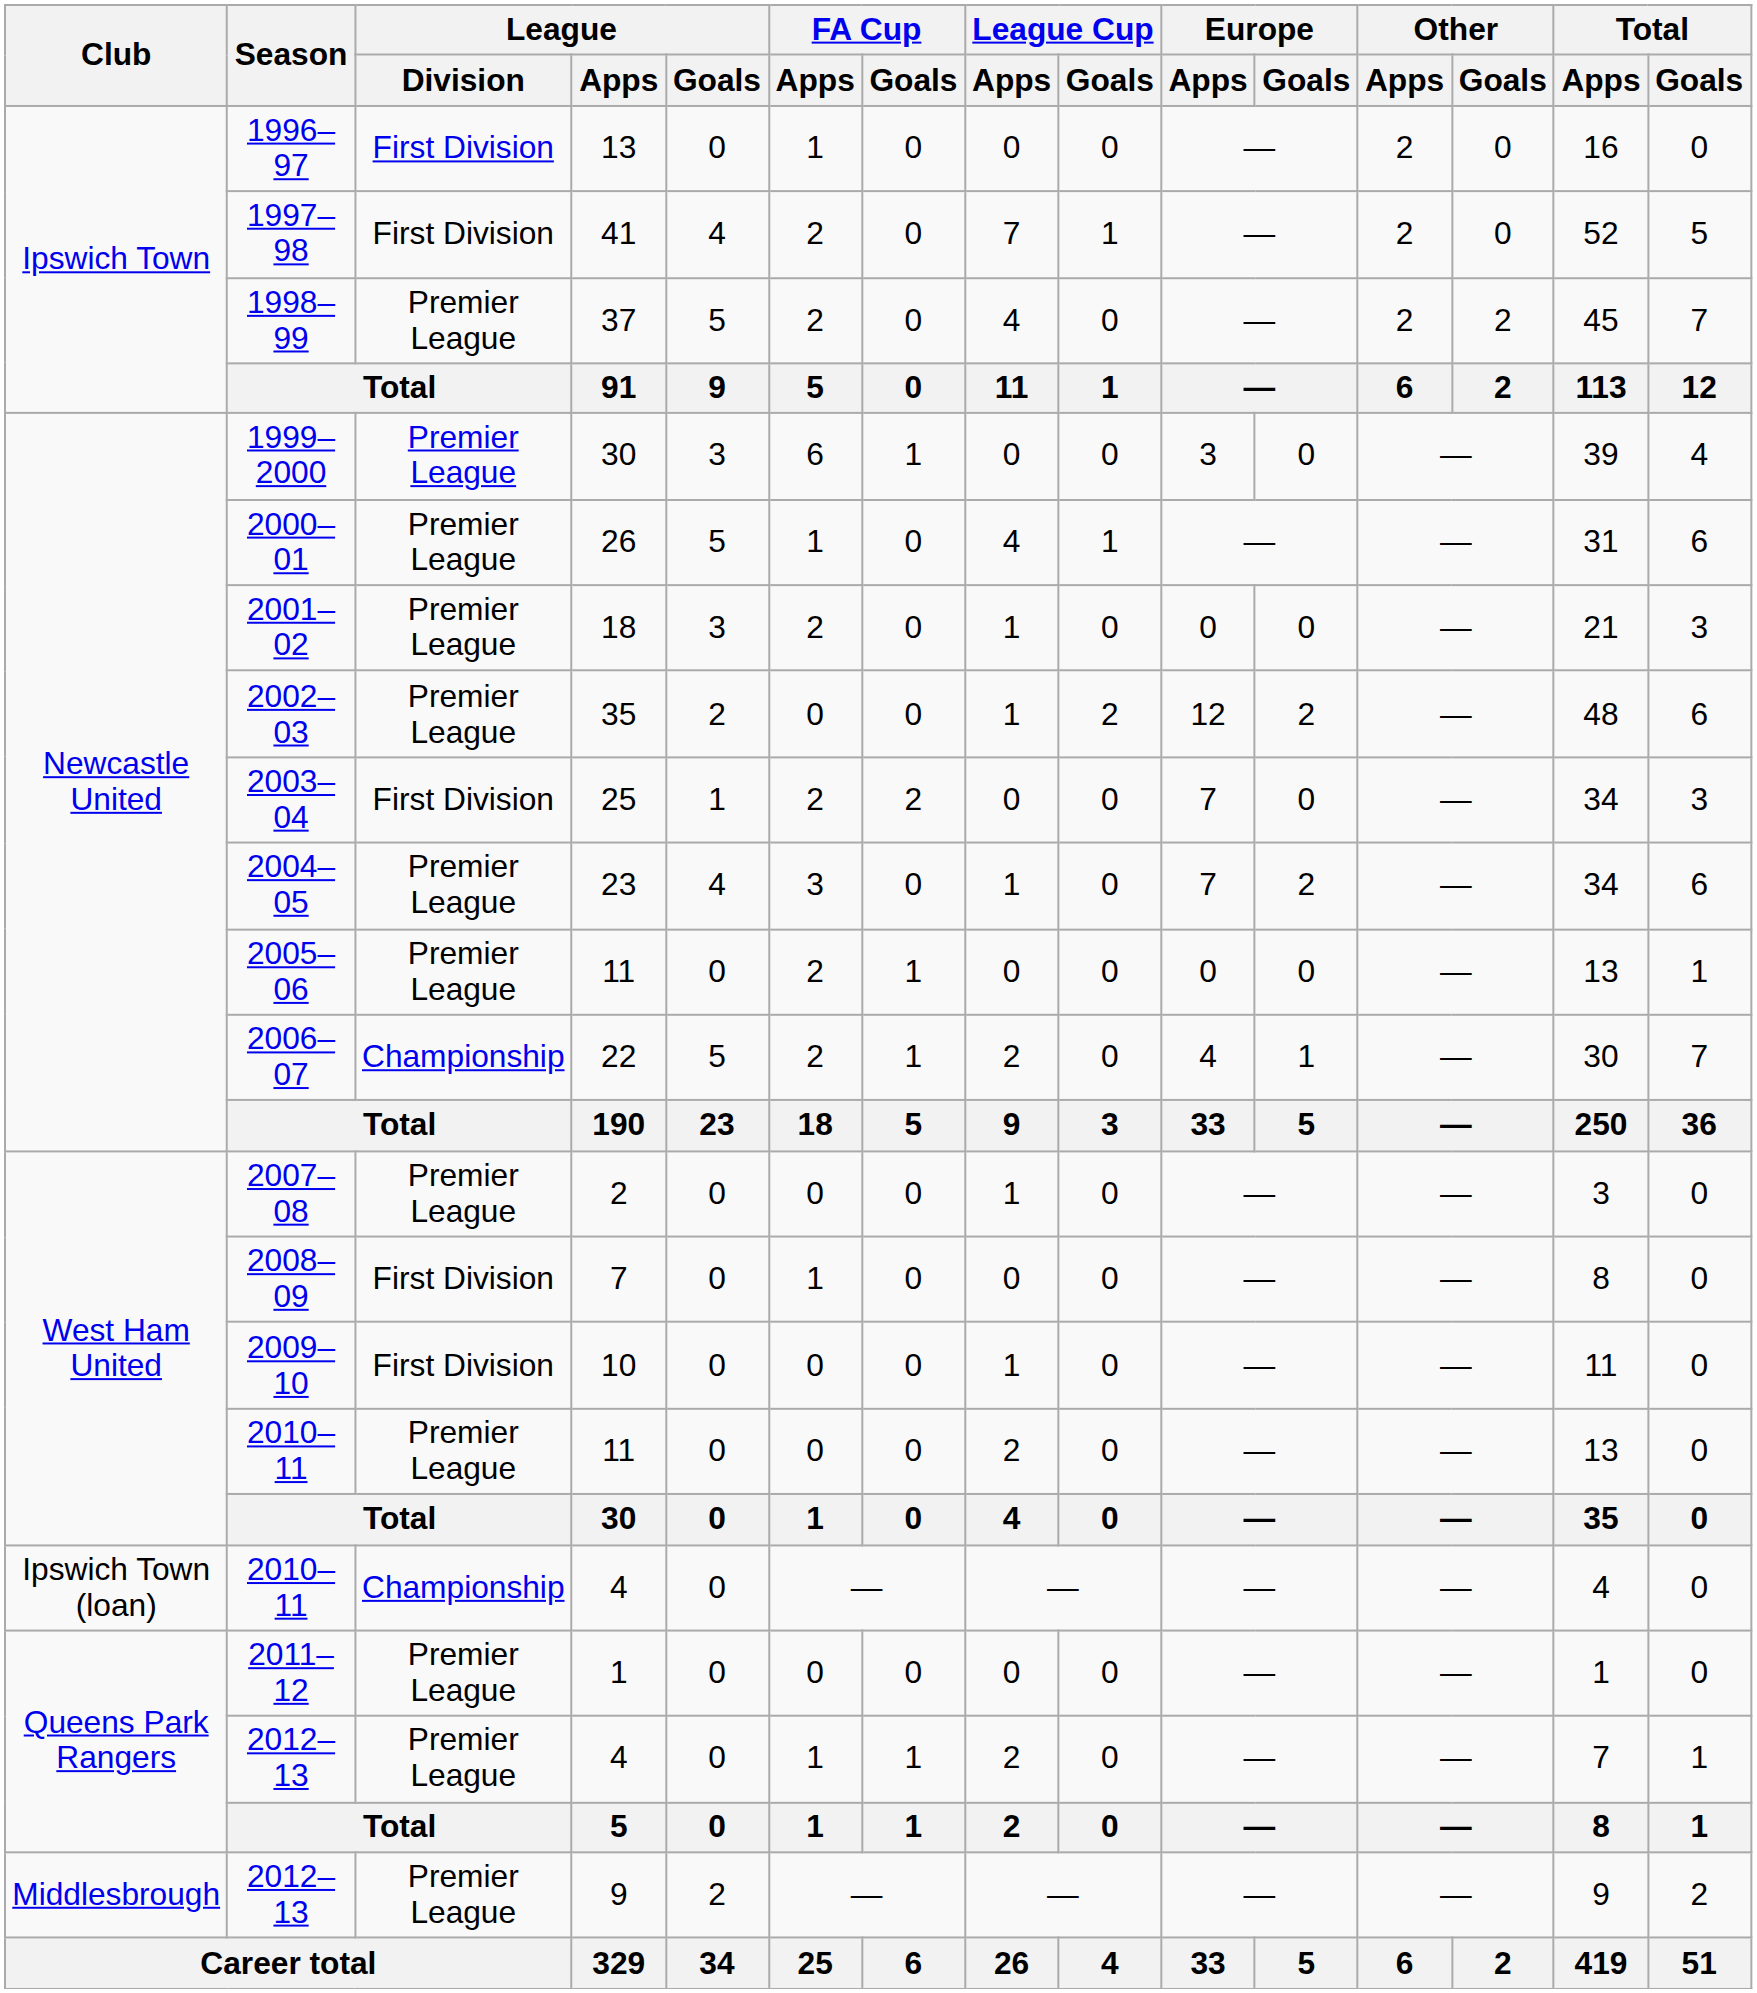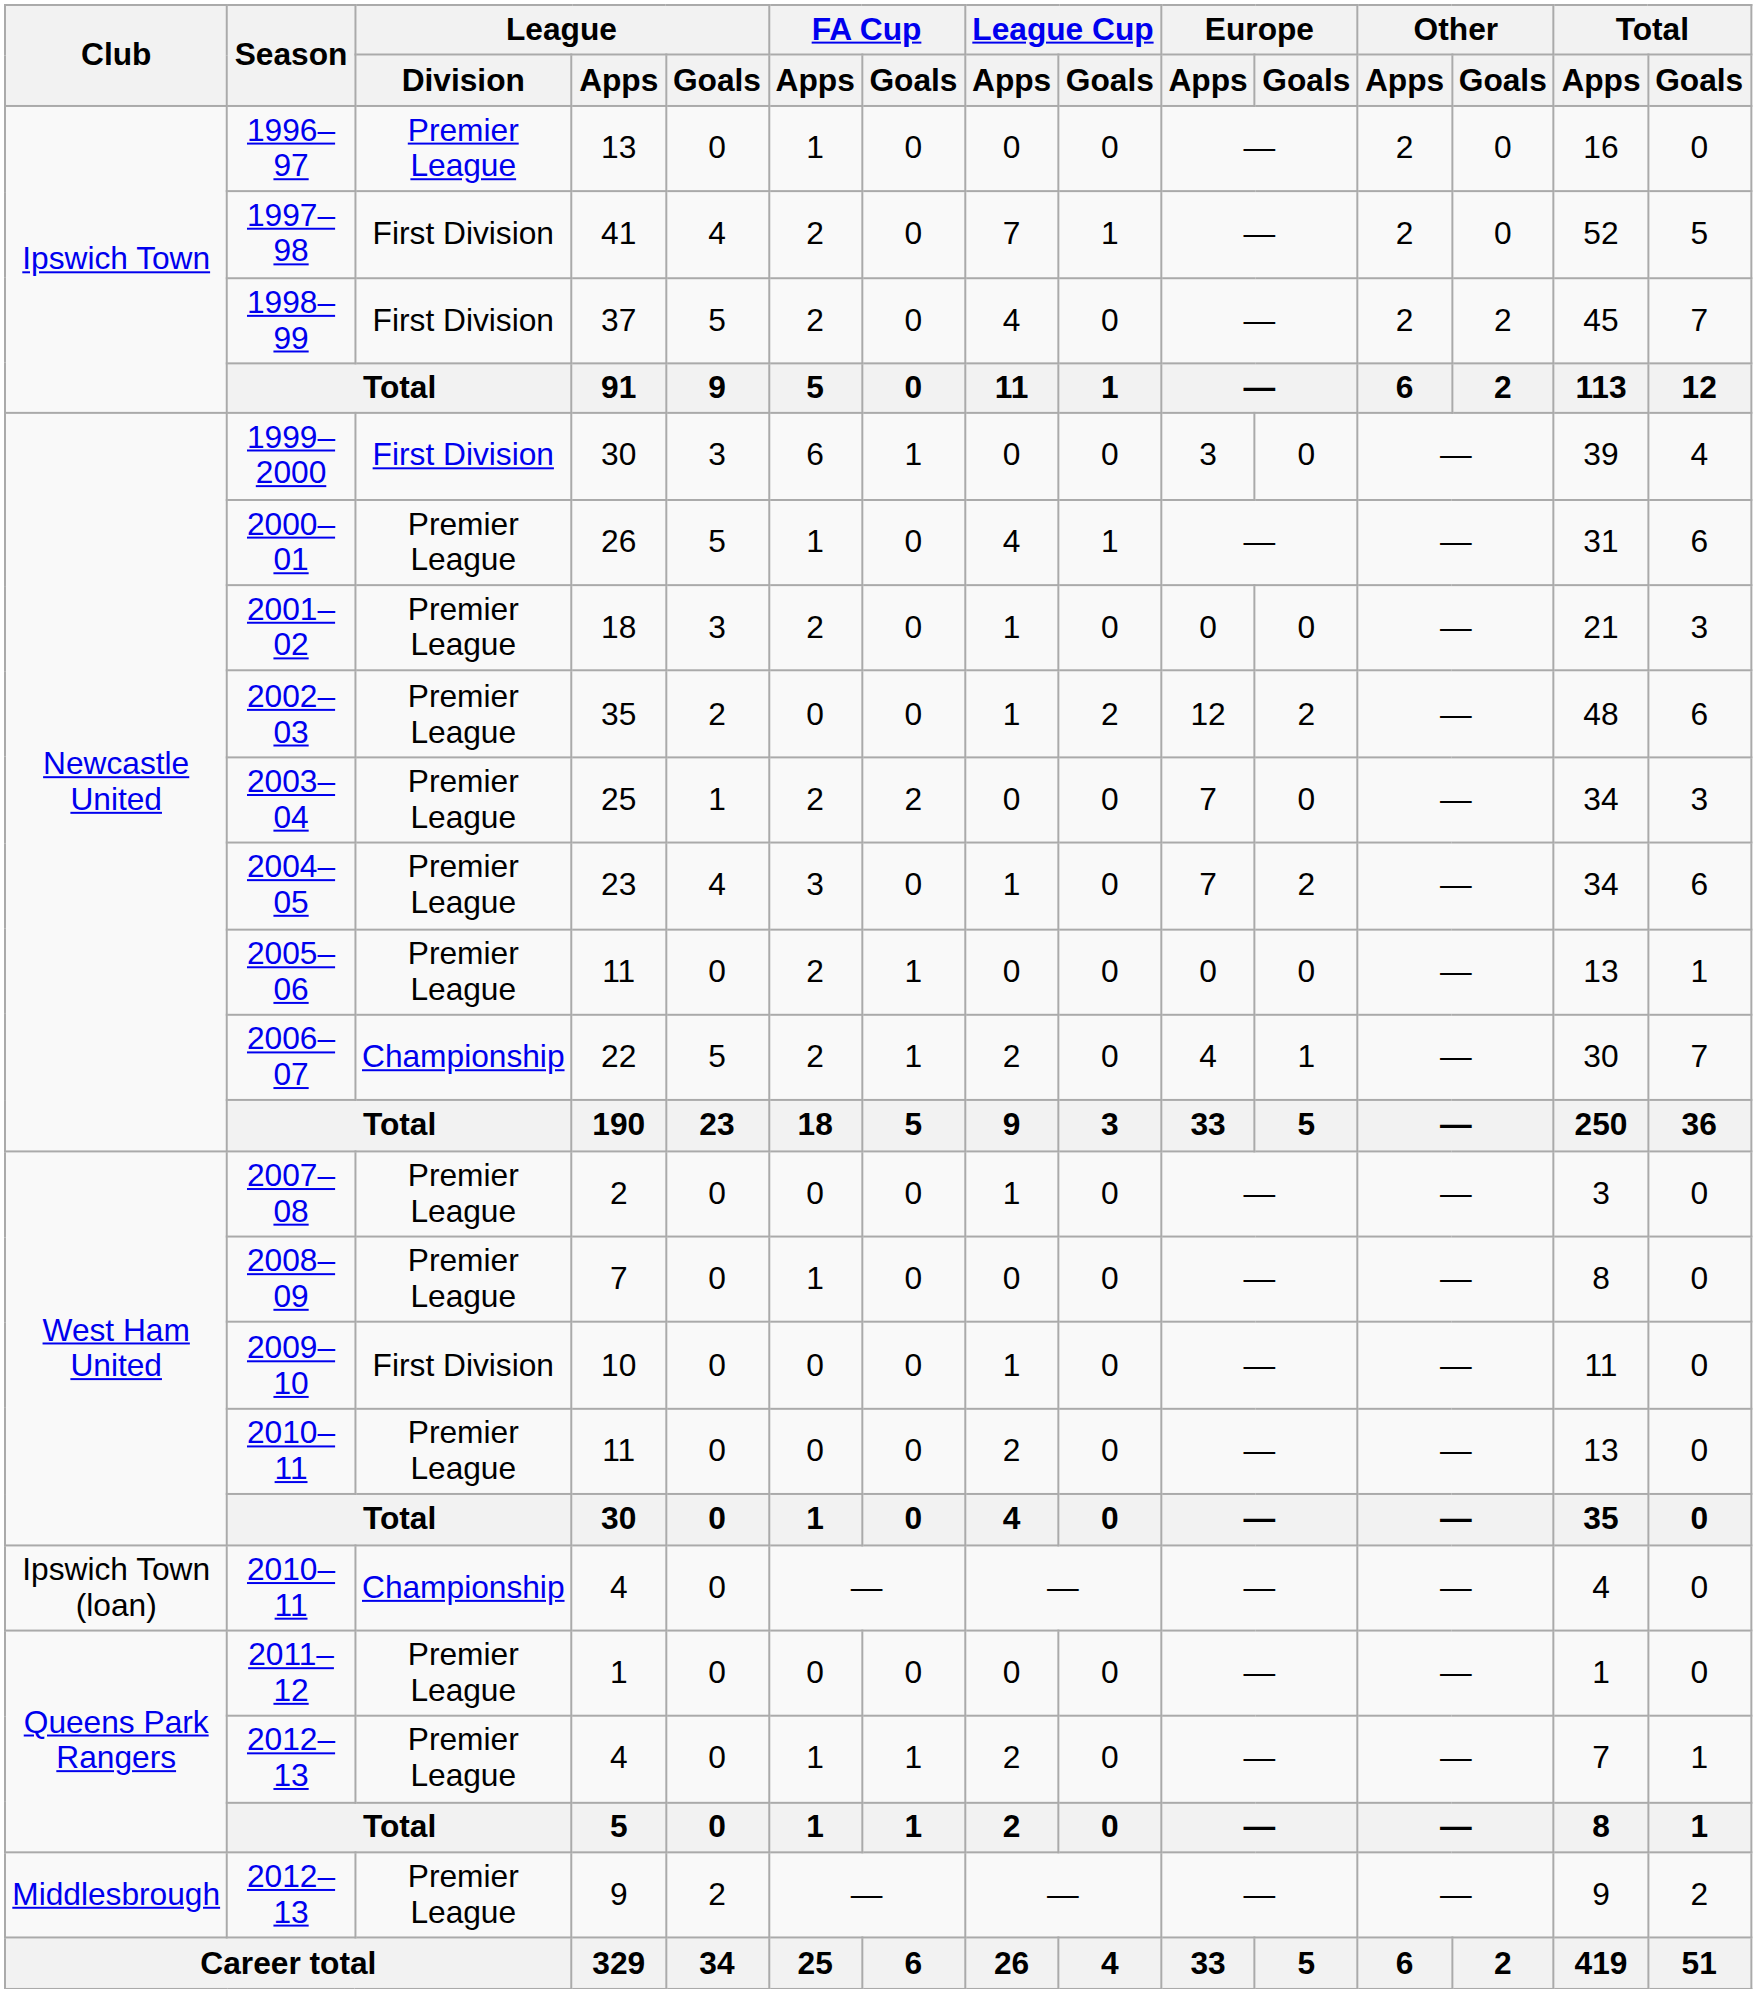(463, 147) First Division -> (463, 147) Premier League
(463, 319) Premier League -> (463, 319) First Division
(463, 455) Premier League -> (463, 455) First Division
(463, 799) First Division -> (463, 799) Premier League
(463, 1279) First Division -> (463, 1279) Premier League
